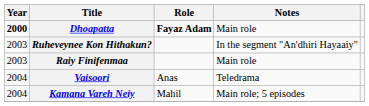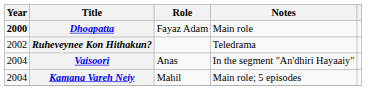(184, 28) bold -> (182, 28) normal
(17, 45) 2003 -> (17, 45) 2002
(287, 45) In the segment "An'dhiri Hayaaiy" -> (234, 45) Teledrama
- row: (92, 61)
(238, 77) Teledrama -> (284, 61) In the segment "An'dhiri Hayaaiy"
